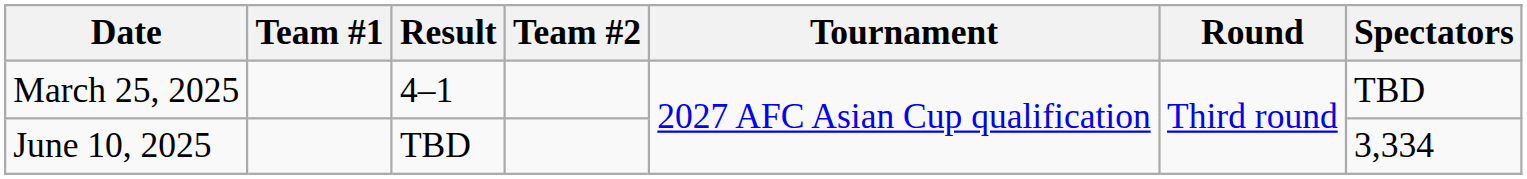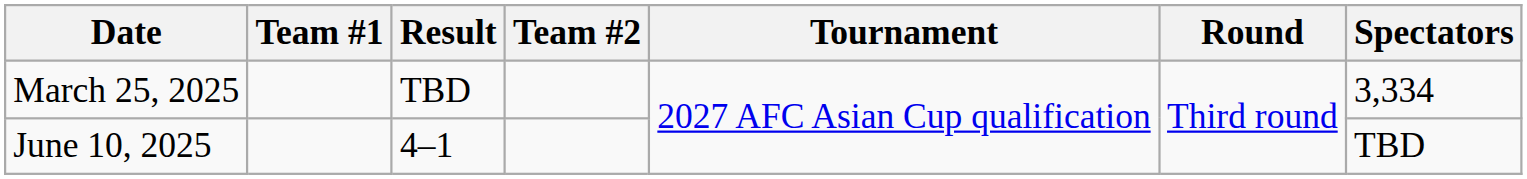(427, 88) 4–1 -> (435, 88) TBD
(1390, 88) TBD -> (1394, 88) 3,334
(435, 145) TBD -> (427, 145) 4–1
(1394, 145) 3,334 -> (1390, 145) TBD
